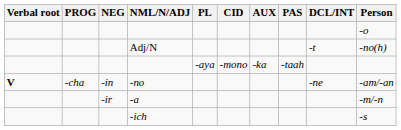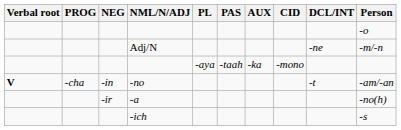columns swapped: (234, 13) <-> (292, 13)
(312, 47) -t -> (316, 47) -ne
(373, 47) -no(h) -> (371, 47) -m/-n
(316, 82) -ne -> (312, 82) -t
(371, 99) -m/-n -> (373, 99) -no(h)
